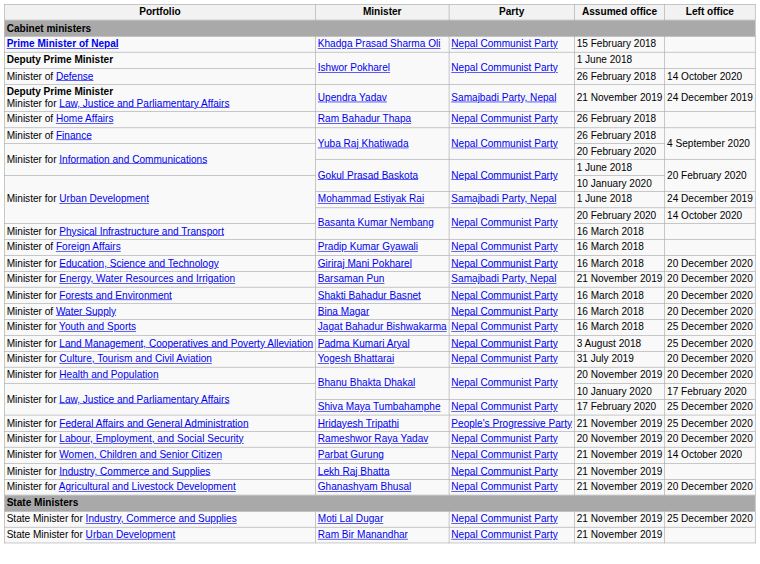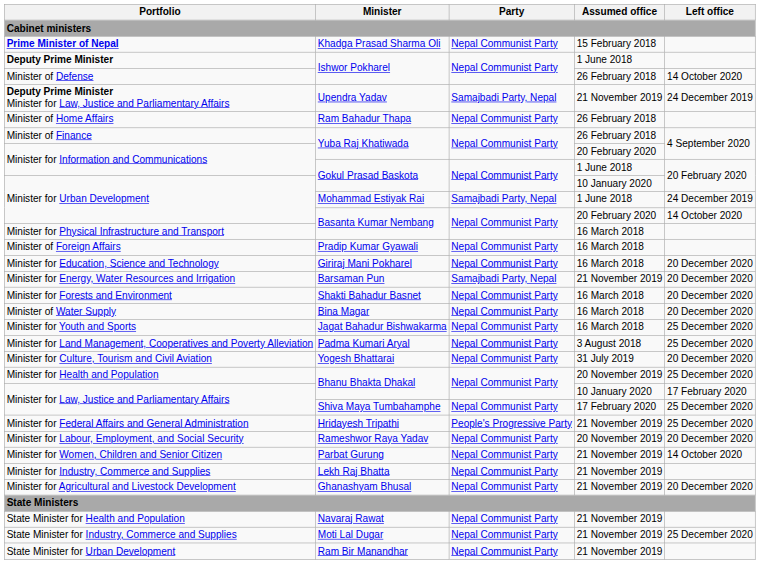(710, 375) 20 December 2020 -> (710, 375) 25 December 2020
+ row: (96, 519)
